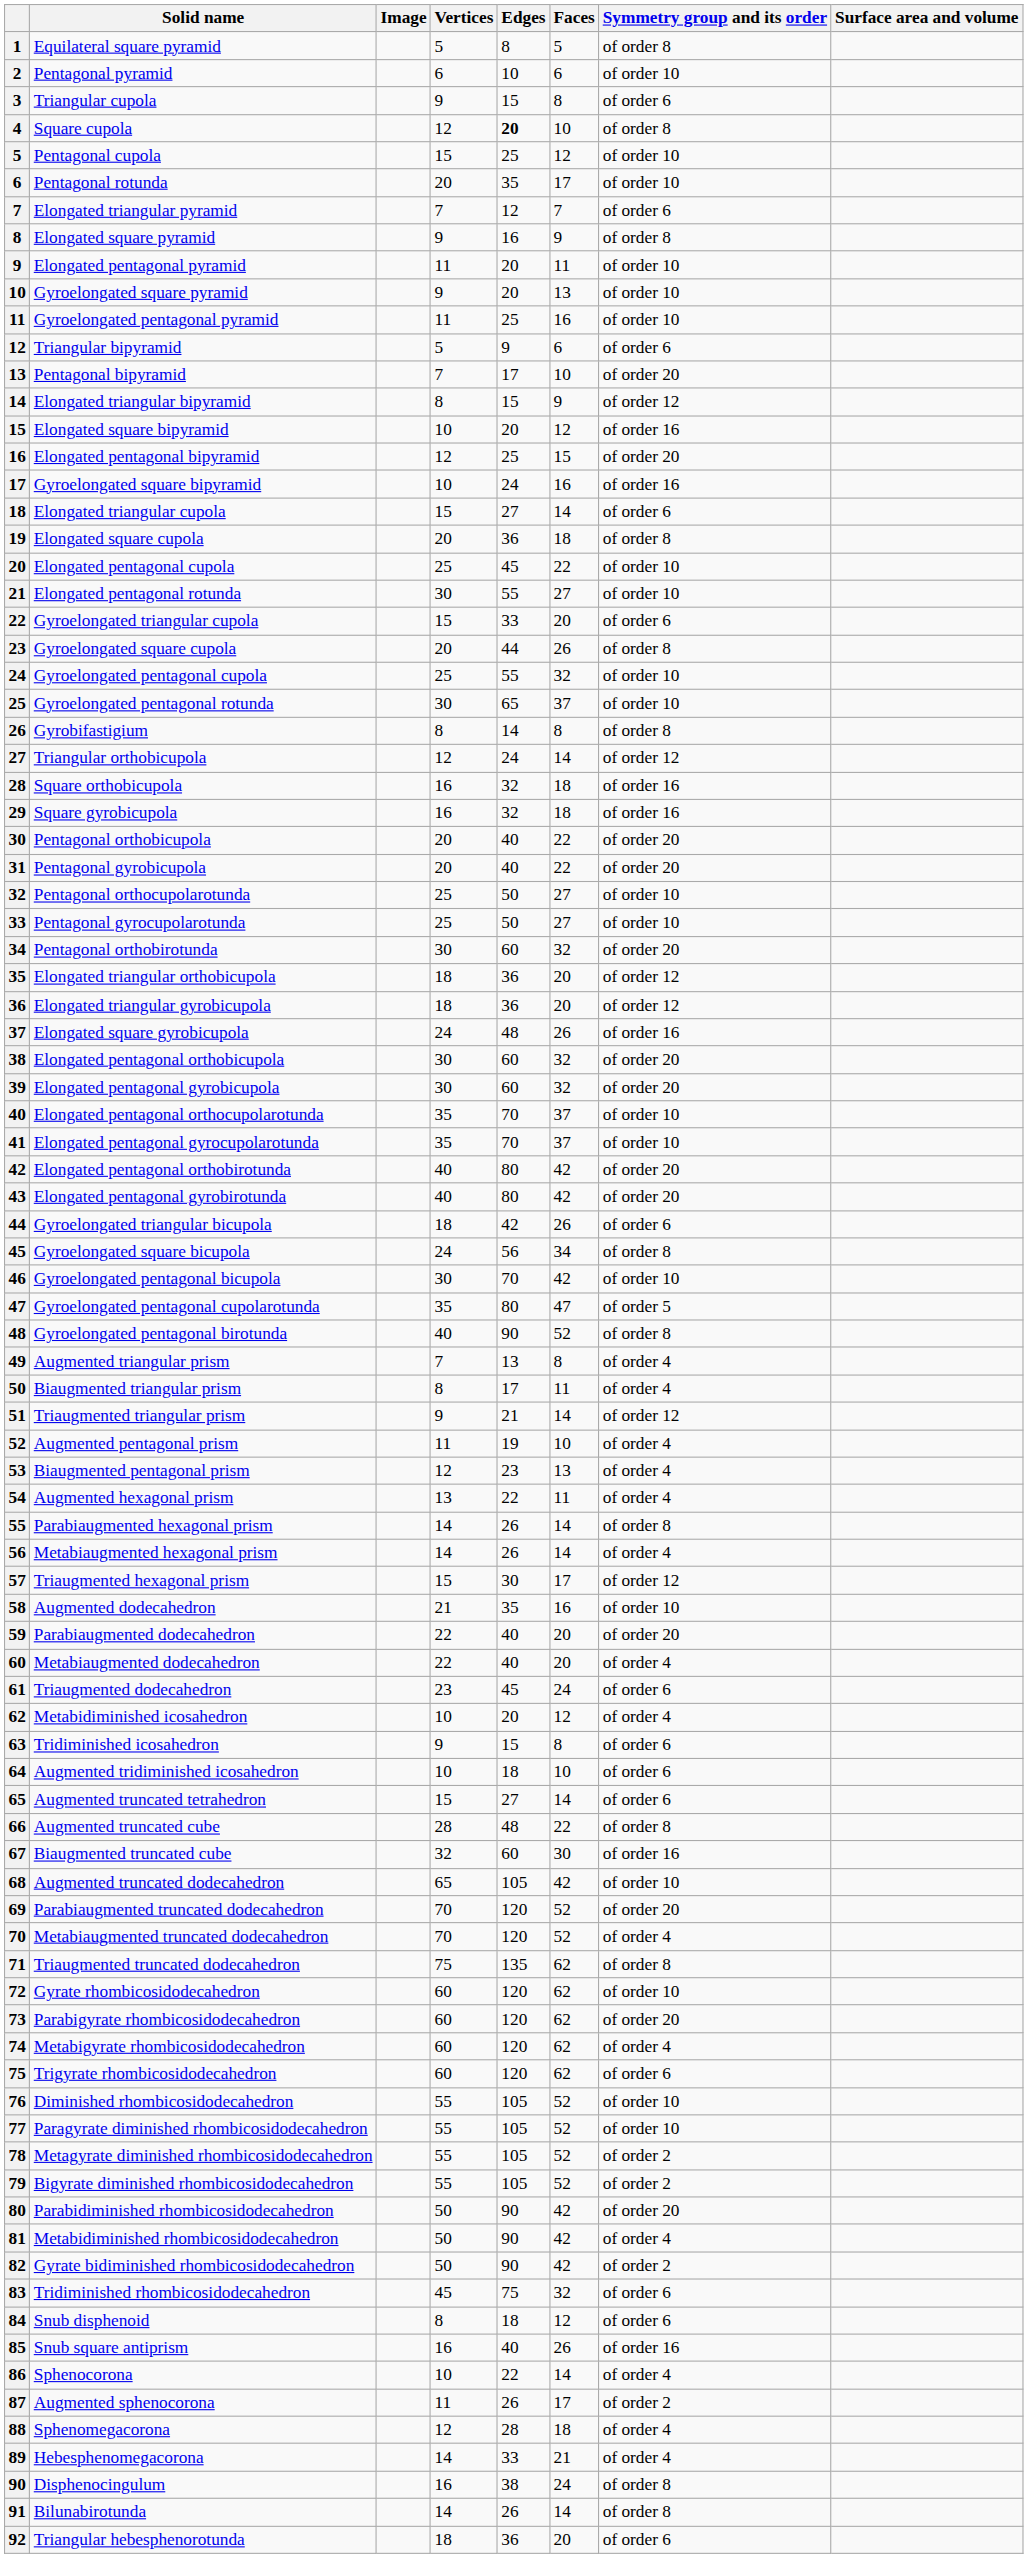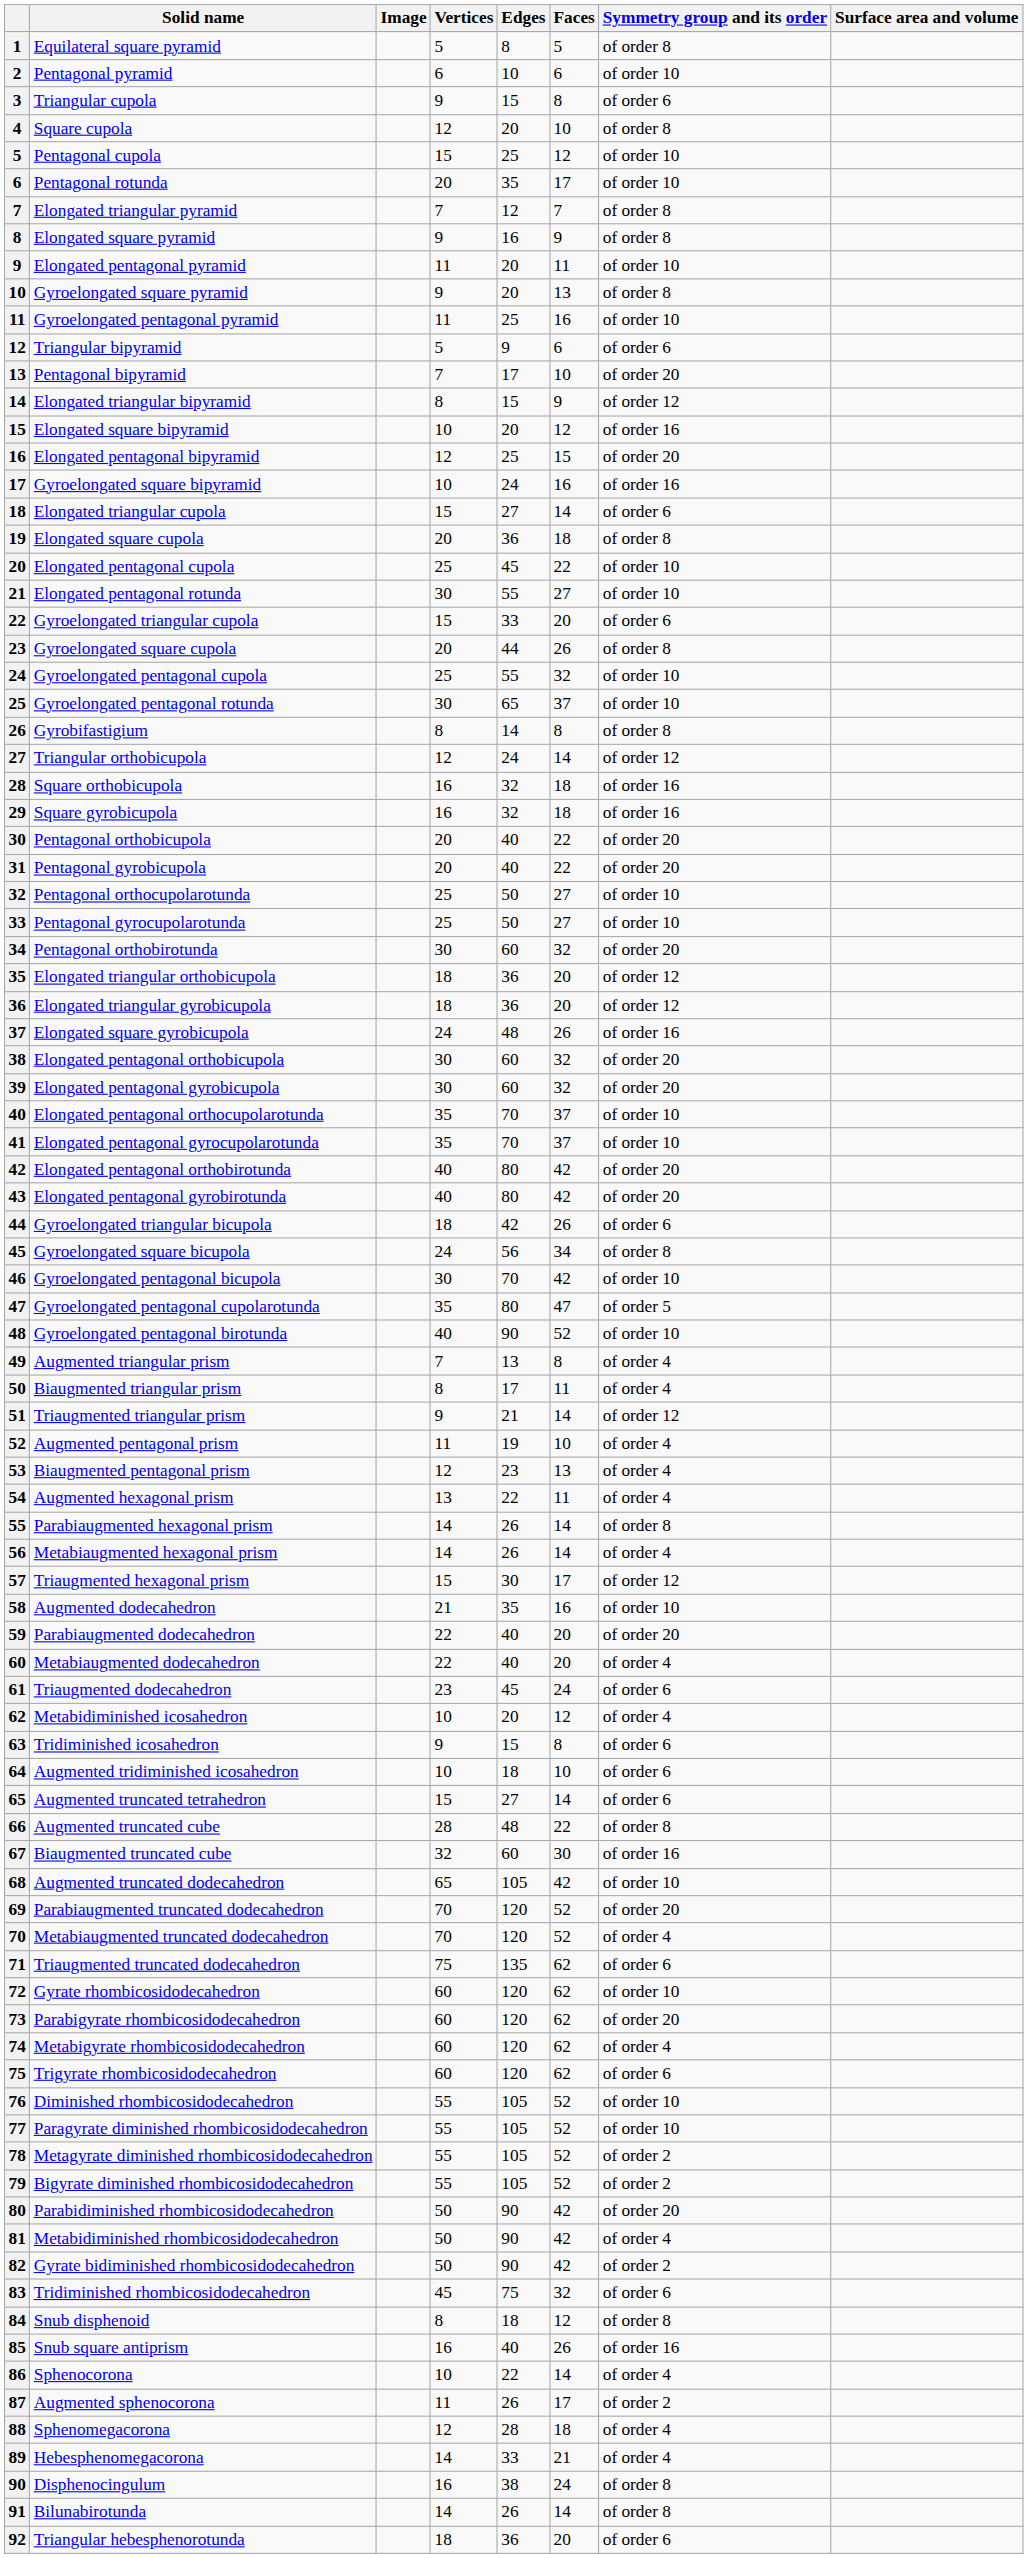(510, 127) bold -> (510, 127) normal
(637, 210) of order 6 -> (637, 210) of order 8
(641, 292) of order 10 -> (637, 292) of order 8
(637, 1333) of order 8 -> (641, 1333) of order 10
(637, 1963) of order 8 -> (637, 1963) of order 6
(637, 2320) of order 6 -> (637, 2320) of order 8
